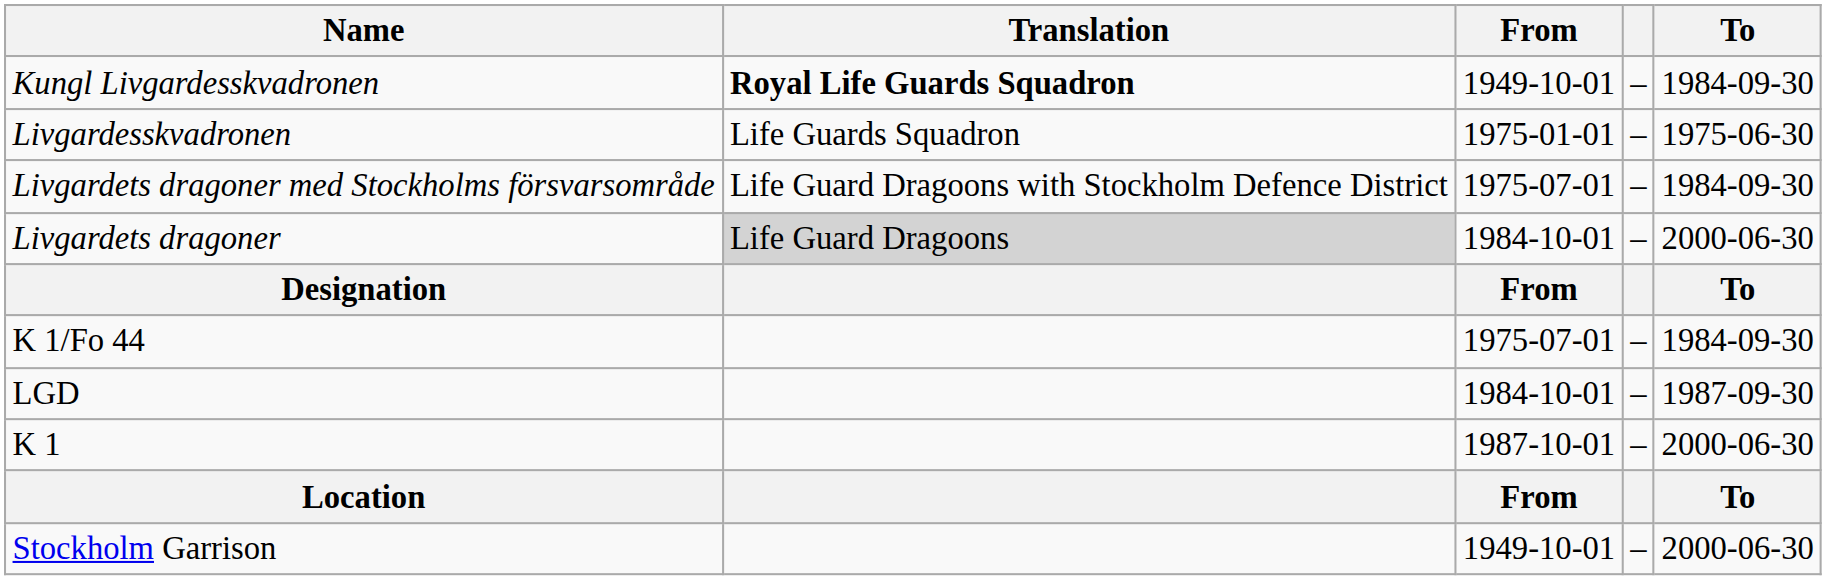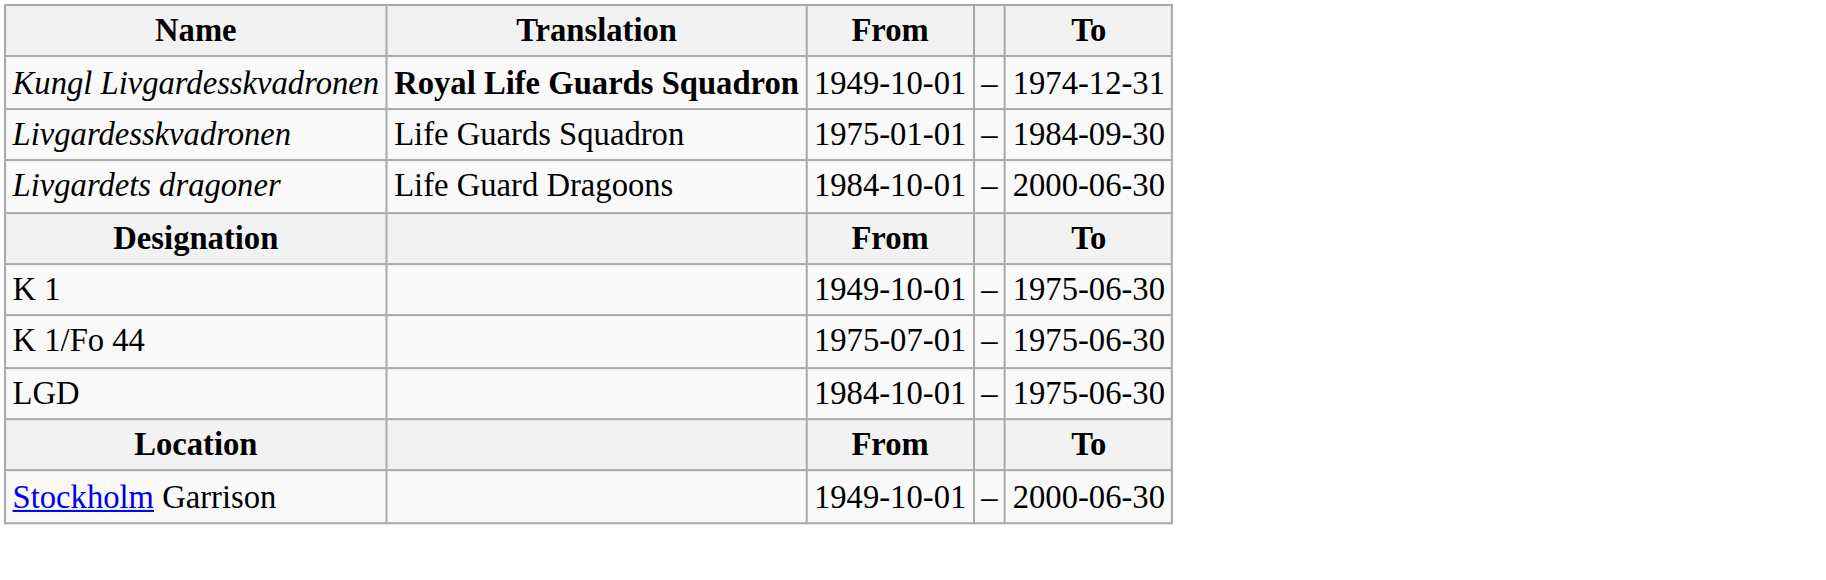(1738, 82) 1984-09-30 -> (1089, 82) 1974-12-31
(1738, 133) 1975-06-30 -> (1089, 133) 1984-09-30
- row: (364, 185)
(870, 237) lightgrey background -> (534, 185) no background
+ row: (37, 289)
(1738, 340) 1984-09-30 -> (1089, 340) 1975-06-30
(1738, 392) 1987-09-30 -> (1089, 392) 1975-06-30
- row: (37, 444)
